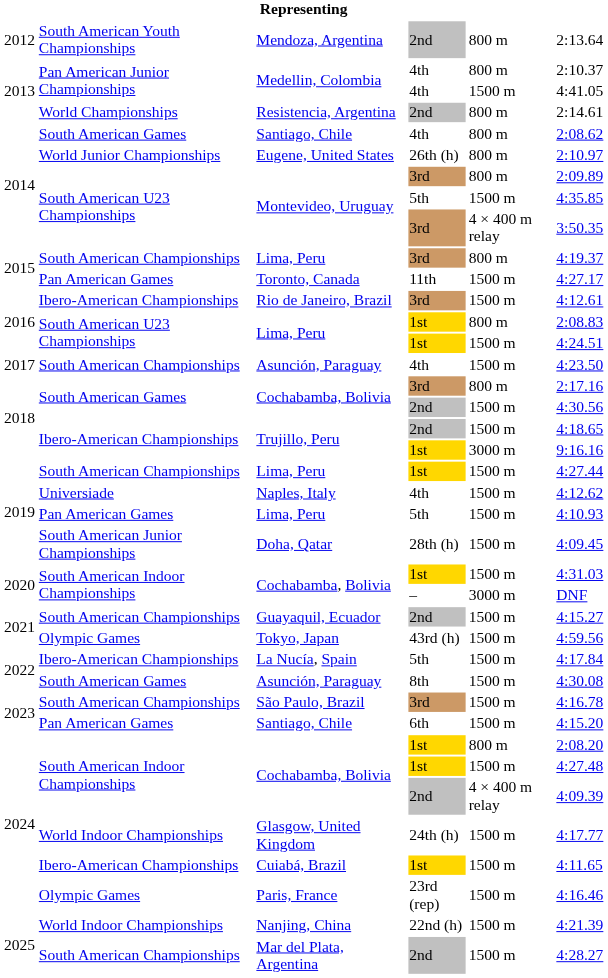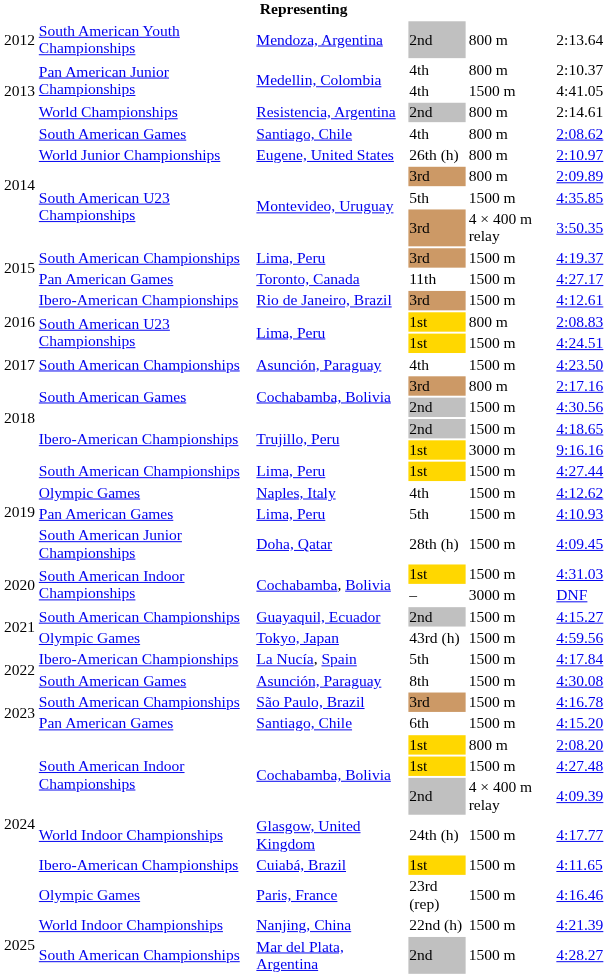(488, 257) 800 m -> (492, 257) 1500 m
(76, 492) Universiade -> (89, 492) Olympic Games
